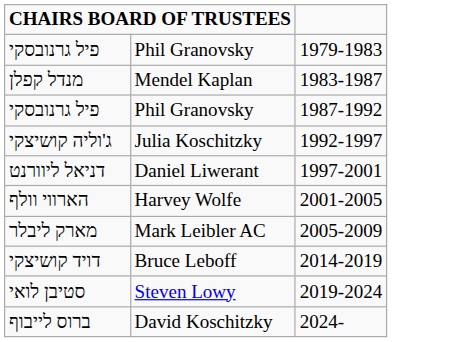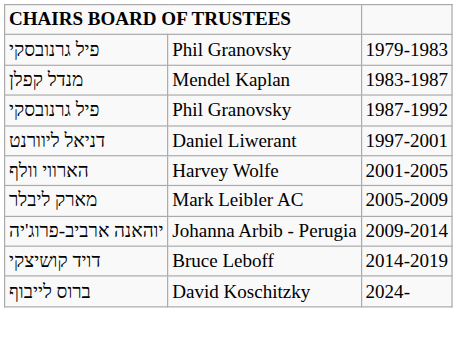- row: (60, 140)
+ row: (86, 230)
- row: (47, 291)
